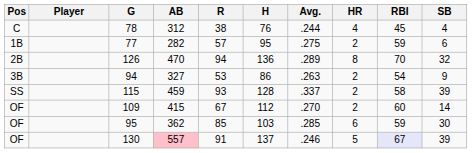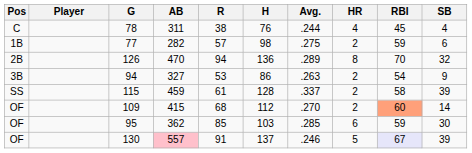(176, 28) 312 -> (176, 28) 311
(265, 44) 95 -> (265, 44) 98
(221, 92) 93 -> (221, 92) 61
(221, 108) 67 -> (221, 108) 68
(400, 108) no background -> (400, 108) lightsalmon background
